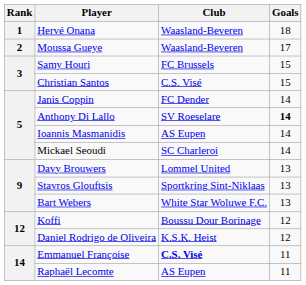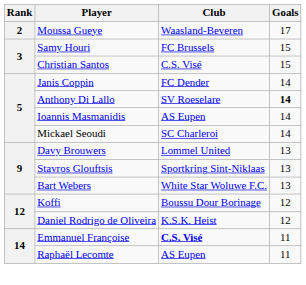- row: (66, 30)
